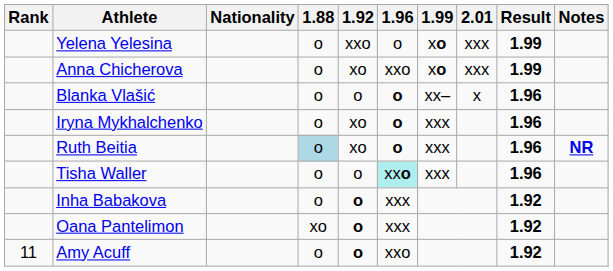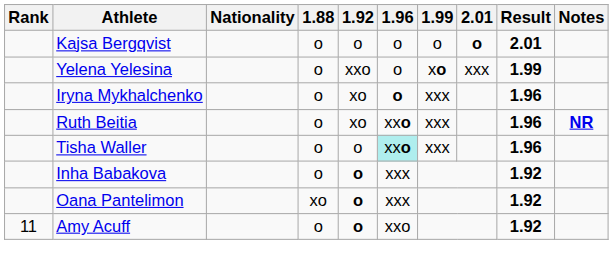+ row: (113, 43)
- row: (119, 69)
- row: (106, 95)
(318, 148) lightblue background -> (318, 122) no background
(398, 148) o -> (398, 122) xxo
